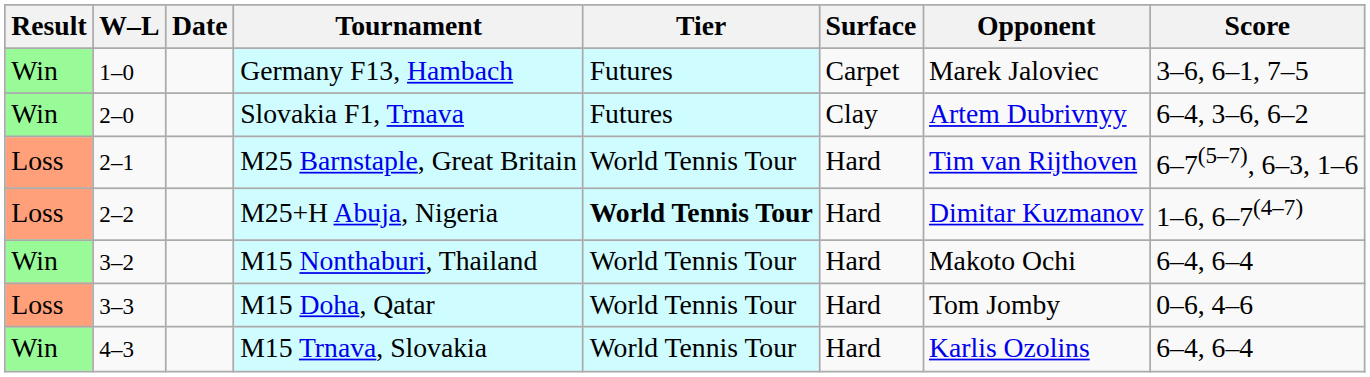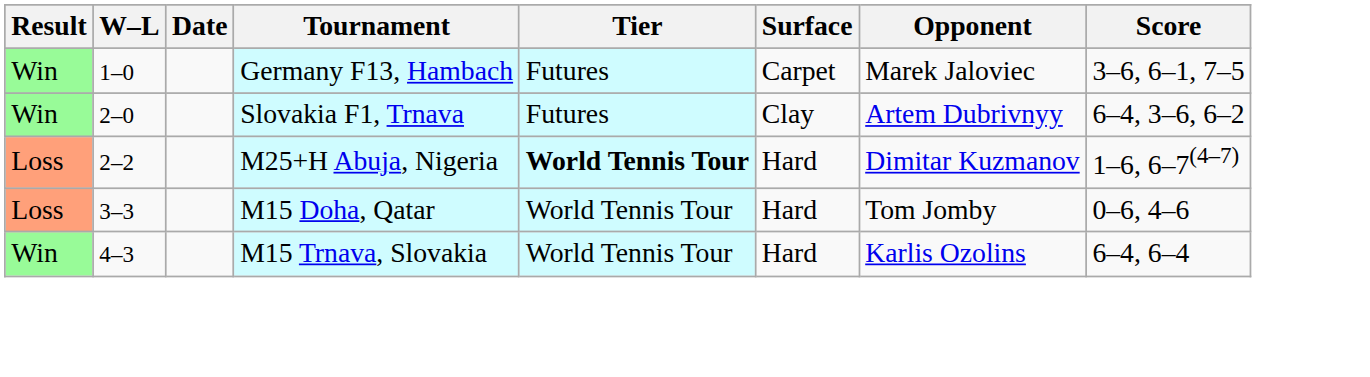- row: (409, 161)
- row: (389, 260)
